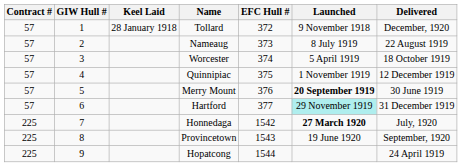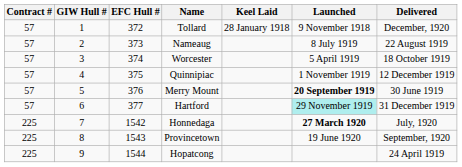columns swapped: (265, 12) <-> (144, 12)
